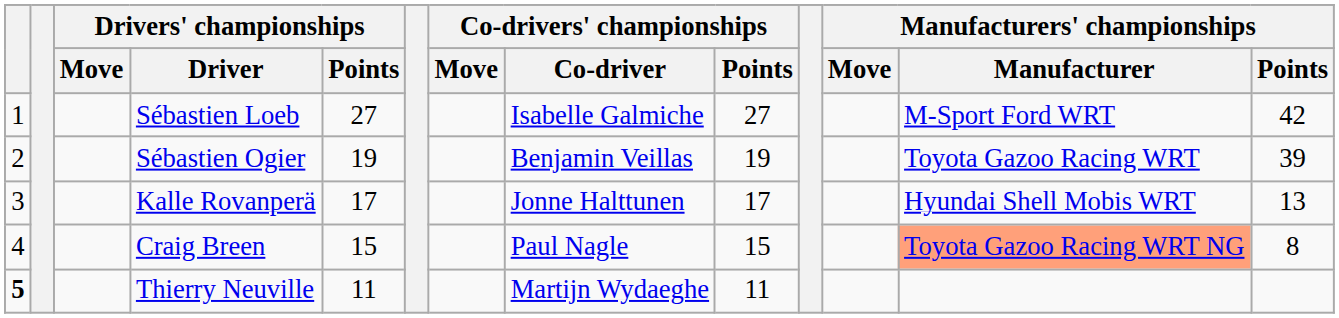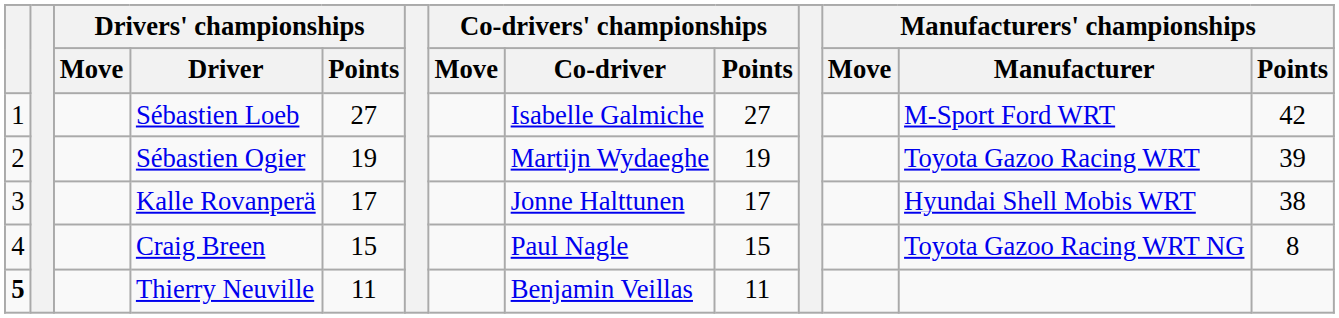(602, 158) Benjamin Veillas -> (610, 158) Martijn Wydaeghe
(1293, 201) 13 -> (1293, 201) 38
(1074, 245) lightsalmon background -> (1074, 245) no background
(610, 289) Martijn Wydaeghe -> (602, 289) Benjamin Veillas
